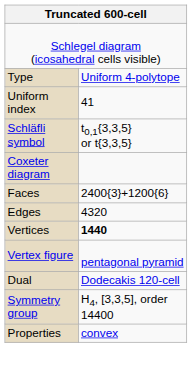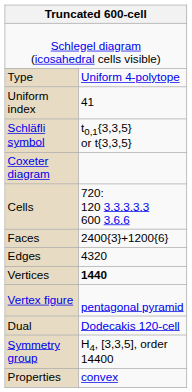+ row: (21, 206)
